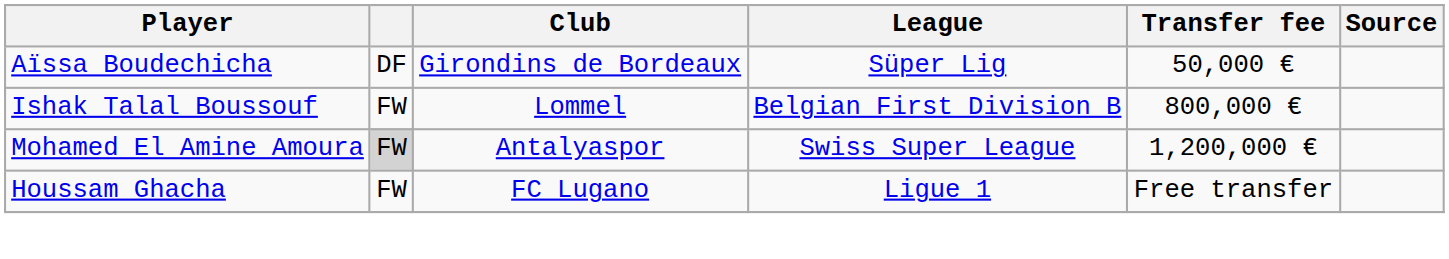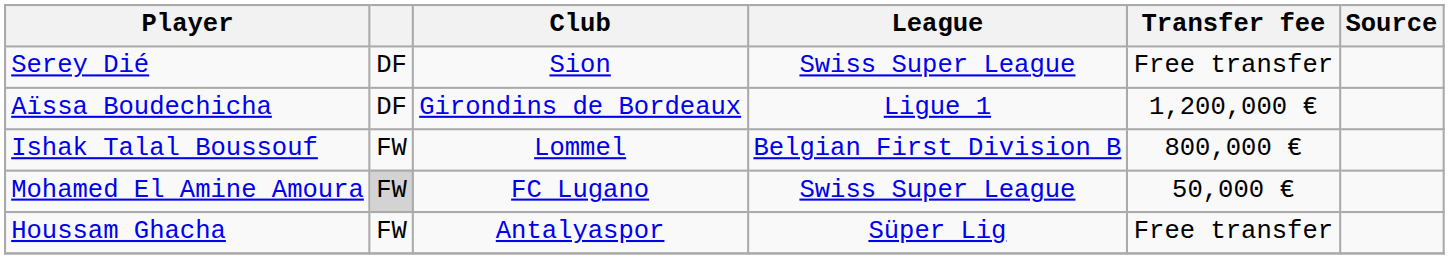+ row: (80, 67)
(937, 67) Süper Lig -> (937, 109) Ligue 1
(1233, 67) 50,000 € -> (1233, 109) 1,200,000 €
(580, 150) Antalyaspor -> (580, 191) FC Lugano
(1233, 150) 1,200,000 € -> (1233, 191) 50,000 €
(580, 191) FC Lugano -> (580, 232) Antalyaspor
(937, 191) Ligue 1 -> (937, 232) Süper Lig
